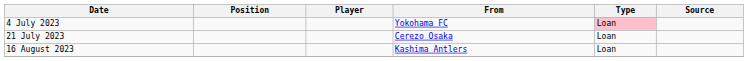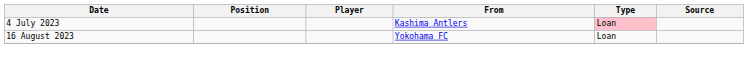(421, 24) Yokohama FC -> (431, 24) Kashima Antlers
- row: (35, 37)
(431, 50) Kashima Antlers -> (421, 37) Yokohama FC
